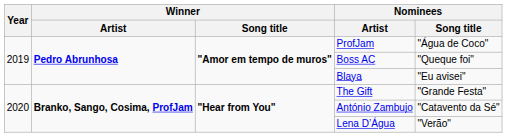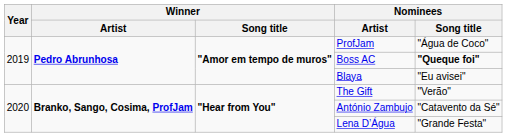(446, 60) normal -> (449, 60) bold
(452, 92) "Grande Festa" -> (434, 92) "Verão"
(434, 124) "Verão" -> (452, 124) "Grande Festa"
